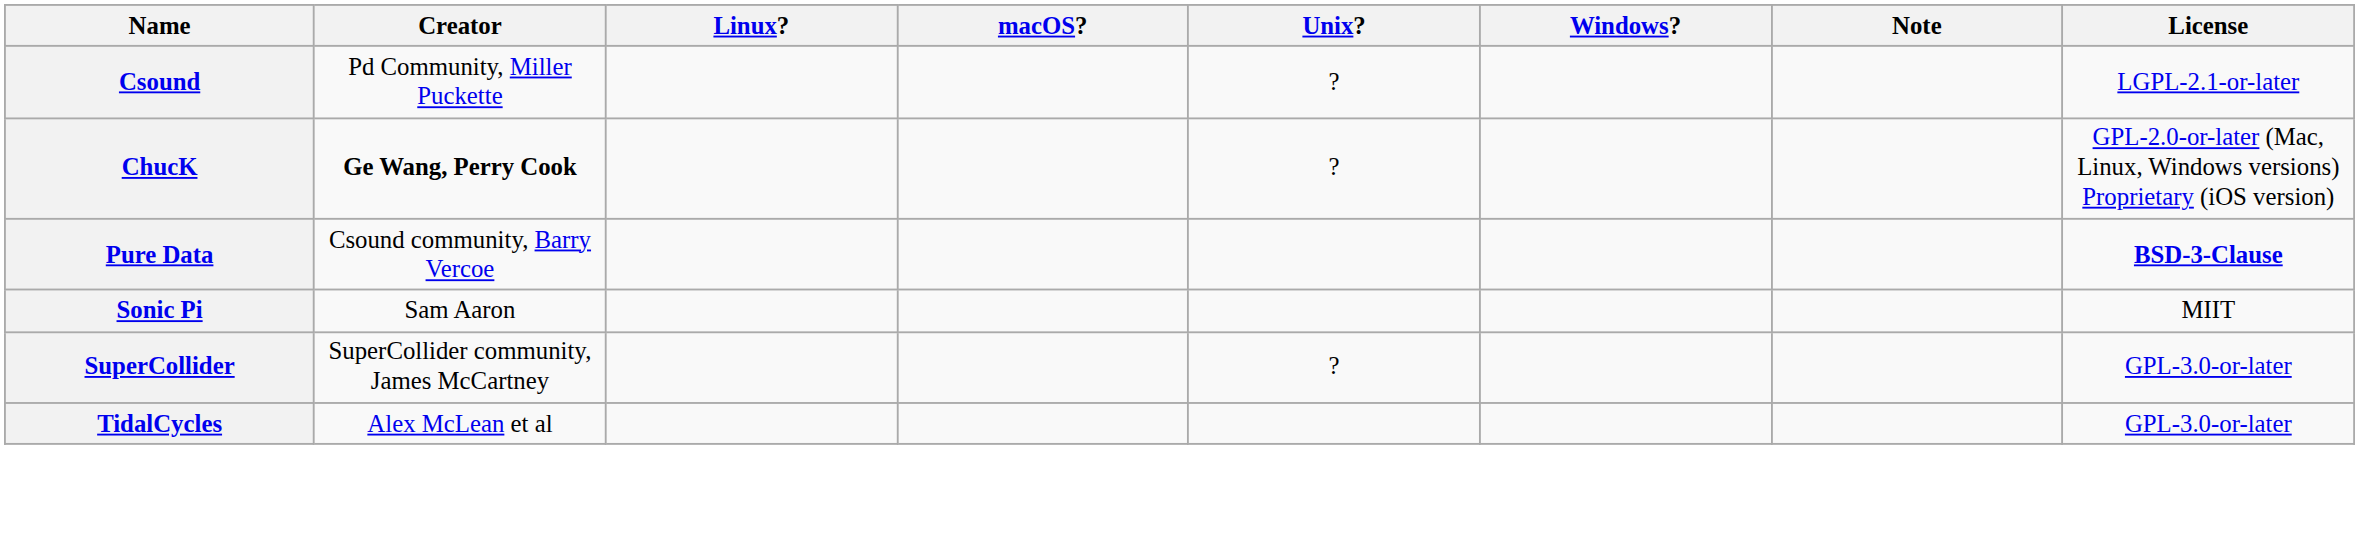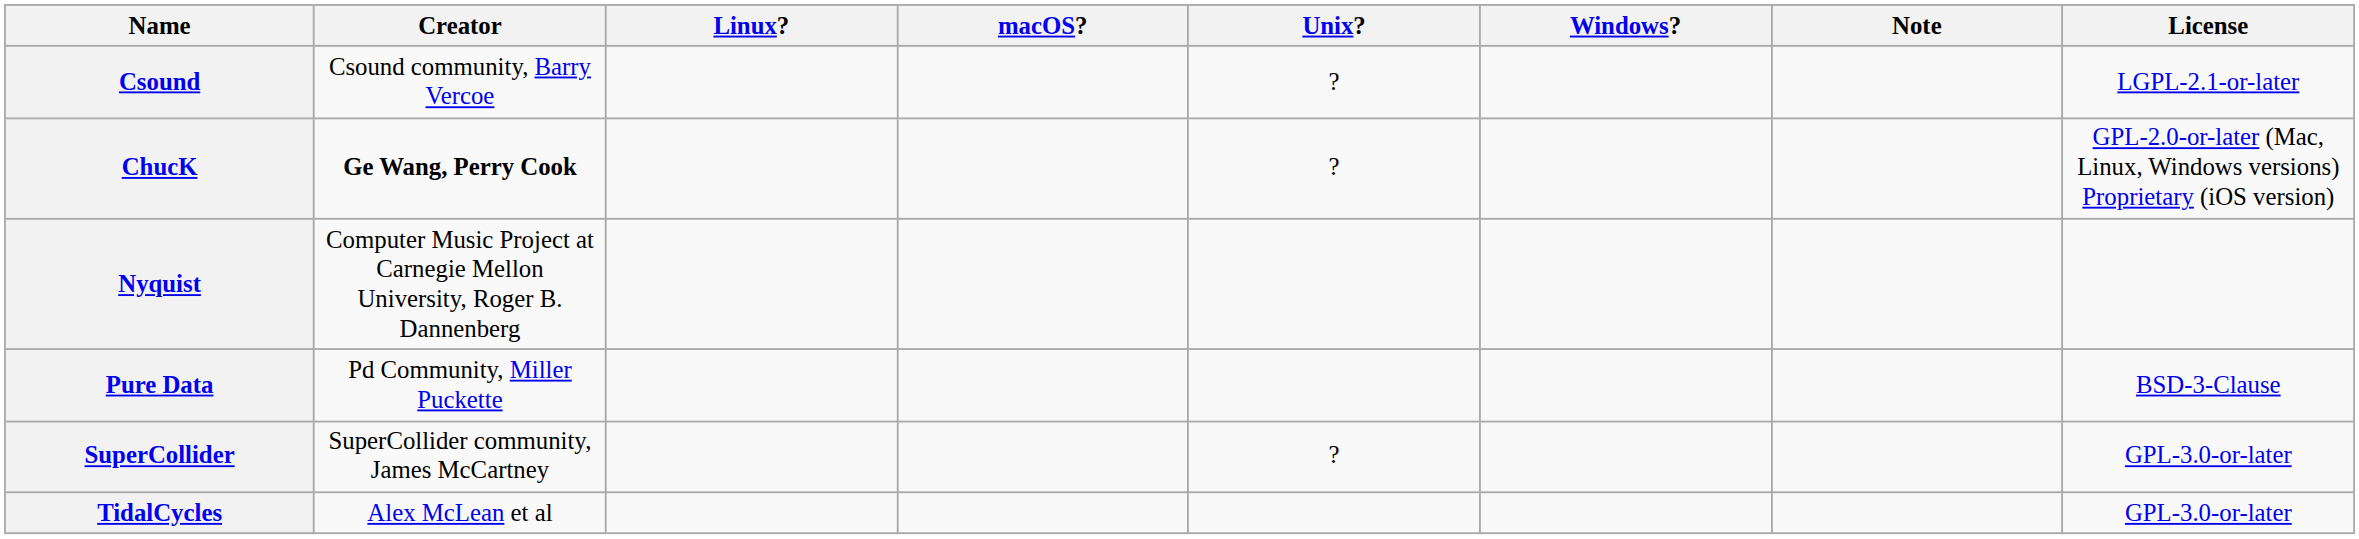(460, 81) Pd Community, Miller Puckette -> (460, 81) Csound community, Barry Vercoe
+ row: (160, 284)
(460, 254) Csound community, Barry Vercoe -> (460, 385) Pd Community, Miller Puckette
(2208, 254) bold -> (2208, 385) normal
- row: (160, 310)
